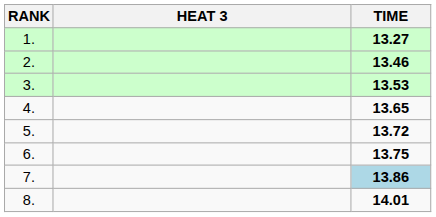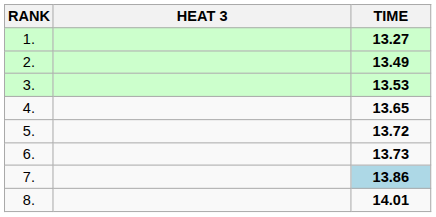(391, 62) 13.46 -> (391, 62) 13.49
(391, 154) 13.75 -> (391, 154) 13.73
